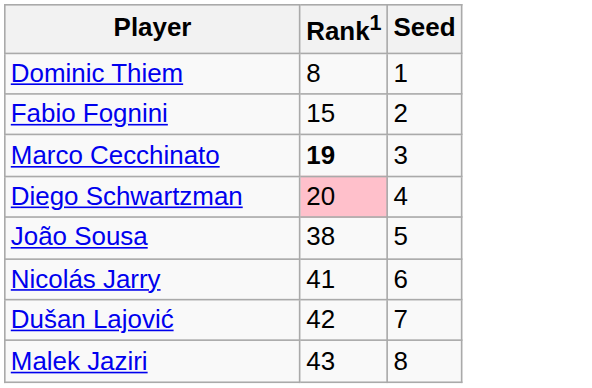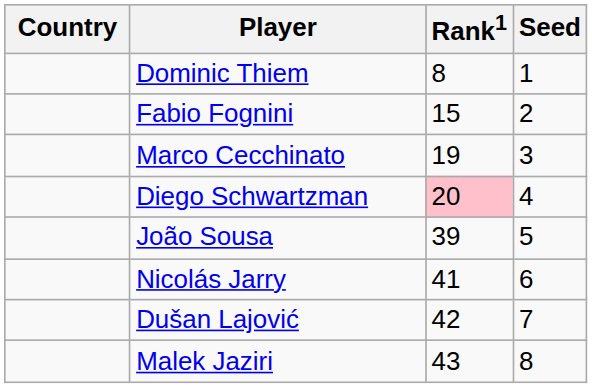+ column: (67, 28)
(321, 155) bold -> (446, 155) normal
(321, 237) 38 -> (446, 237) 39
